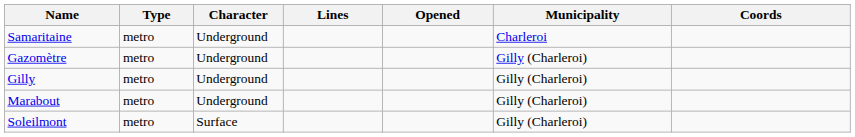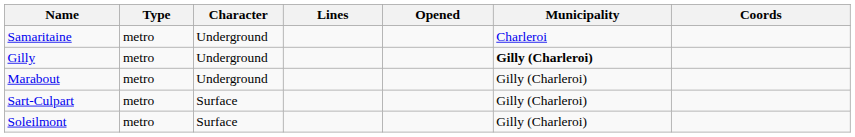- row: (37, 57)
(542, 79) normal -> (545, 57) bold
+ row: (41, 100)
